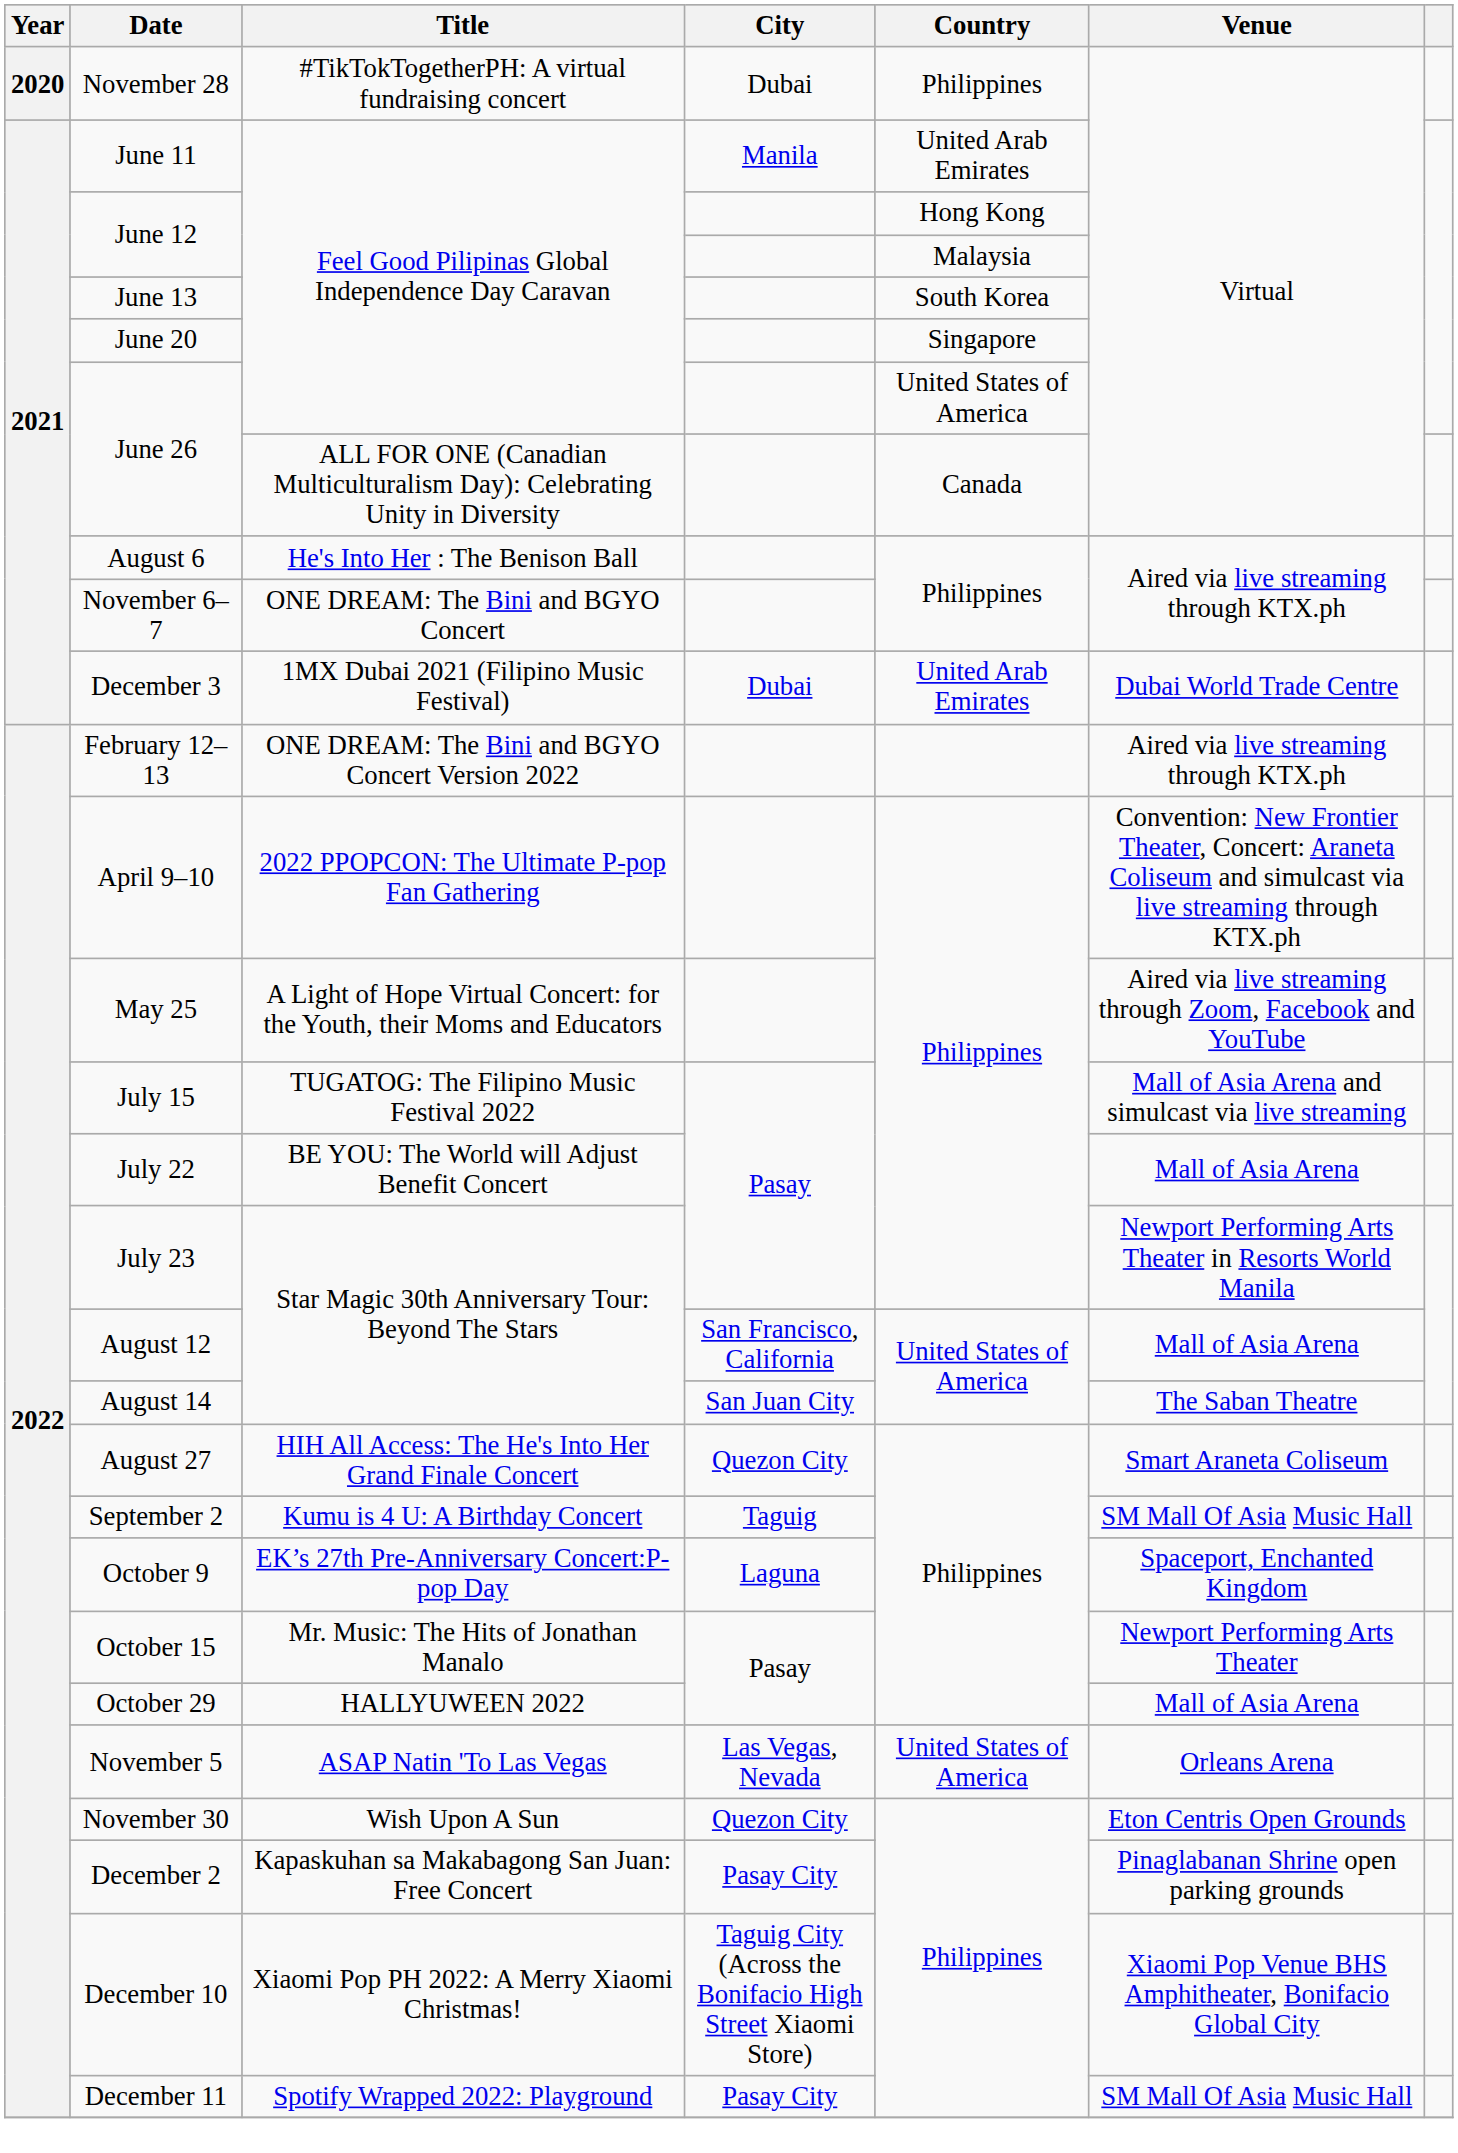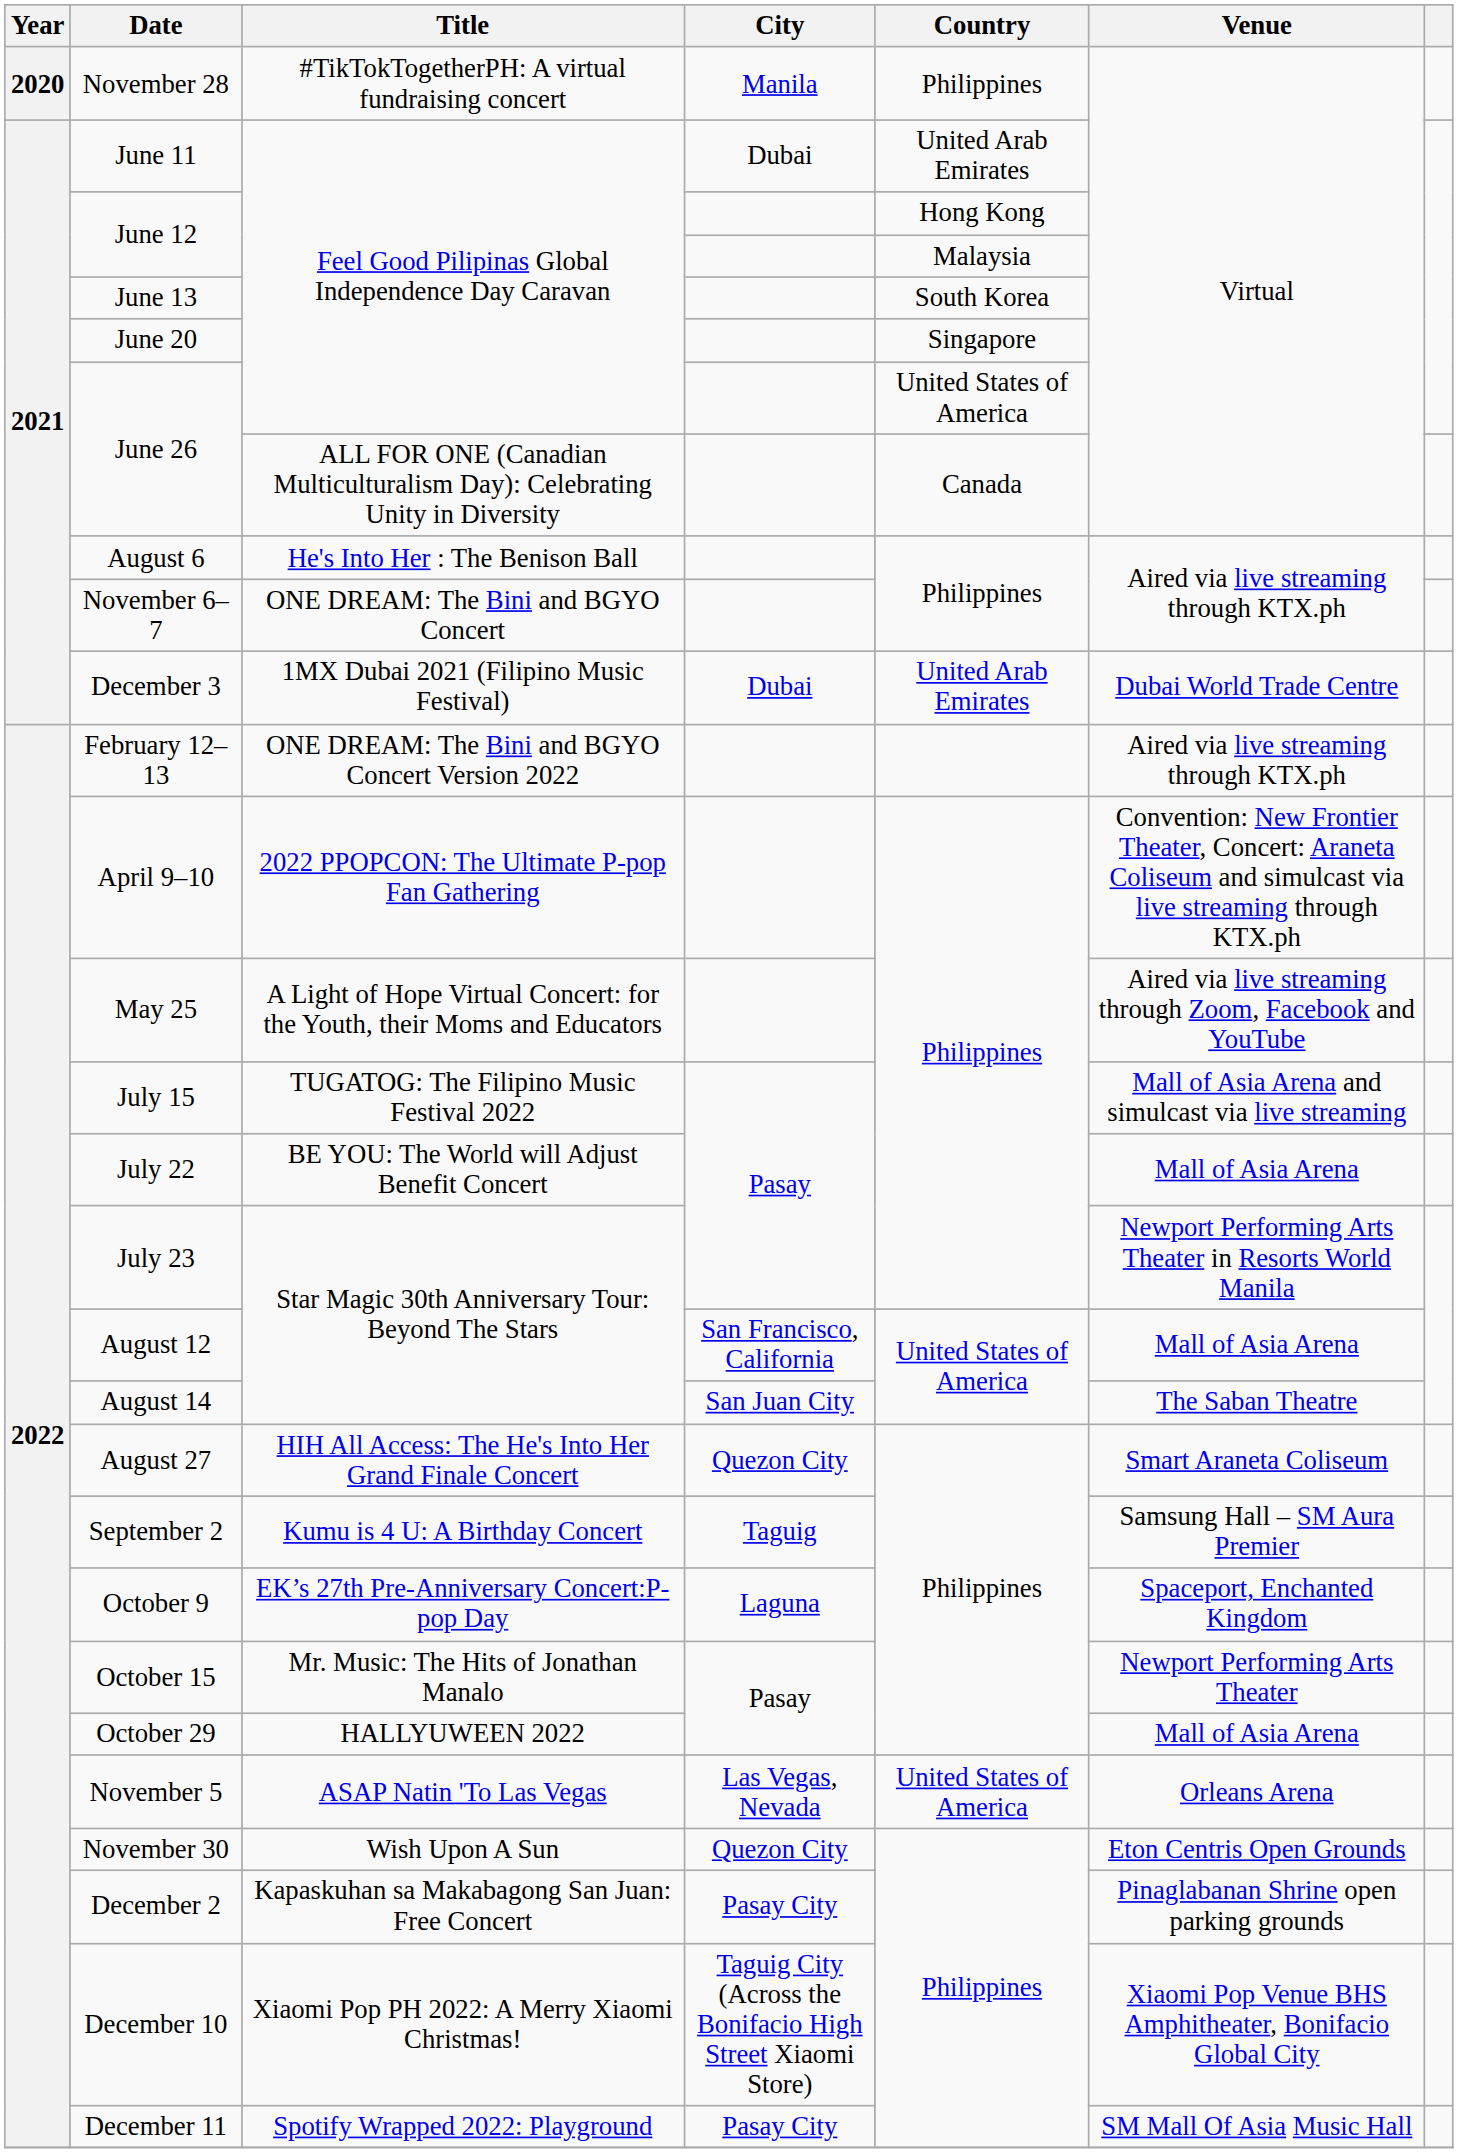(780, 83) Dubai -> (780, 83) Manila
(780, 155) Manila -> (780, 155) Dubai
(1257, 1516) SM Mall Of Asia Music Hall -> (1257, 1531) Samsung Hall – SM Aura Premier
